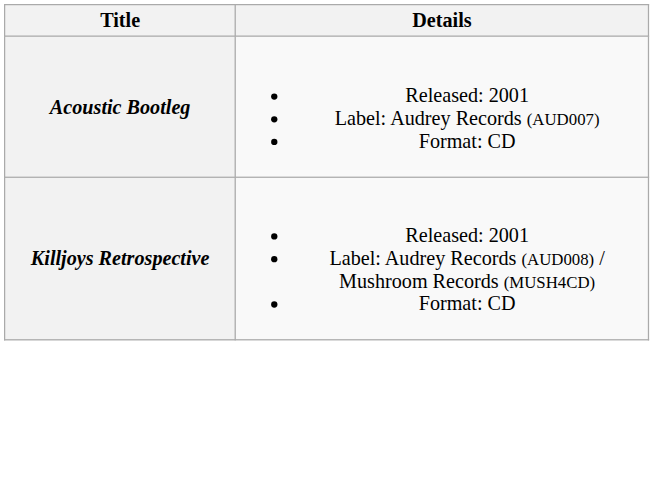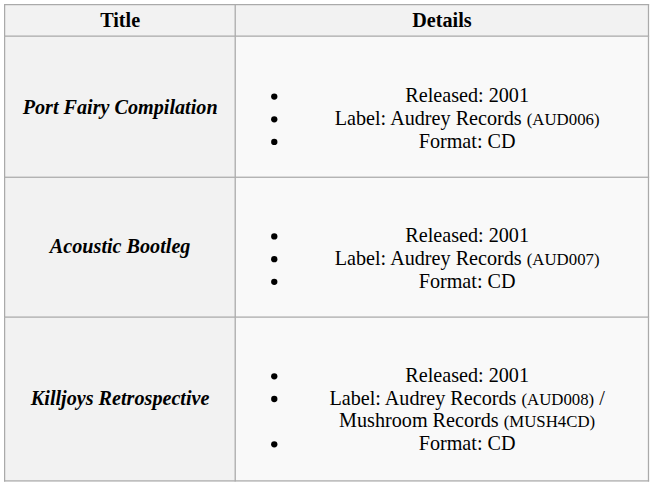+ row: (120, 106)
